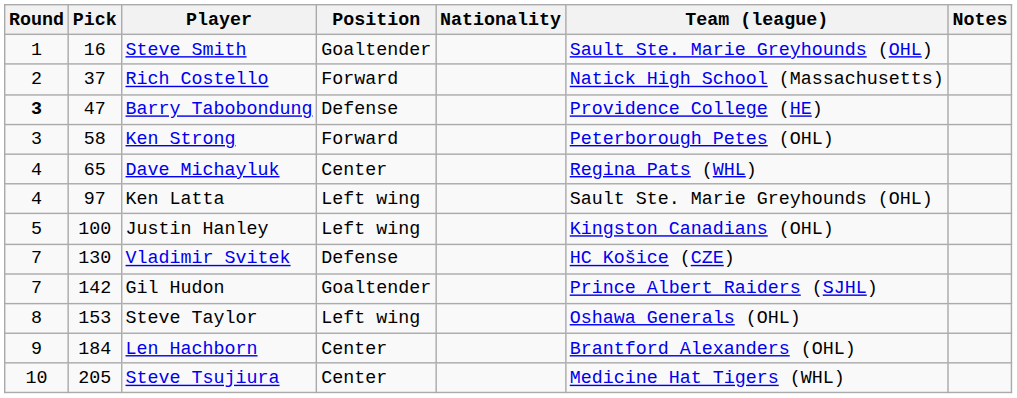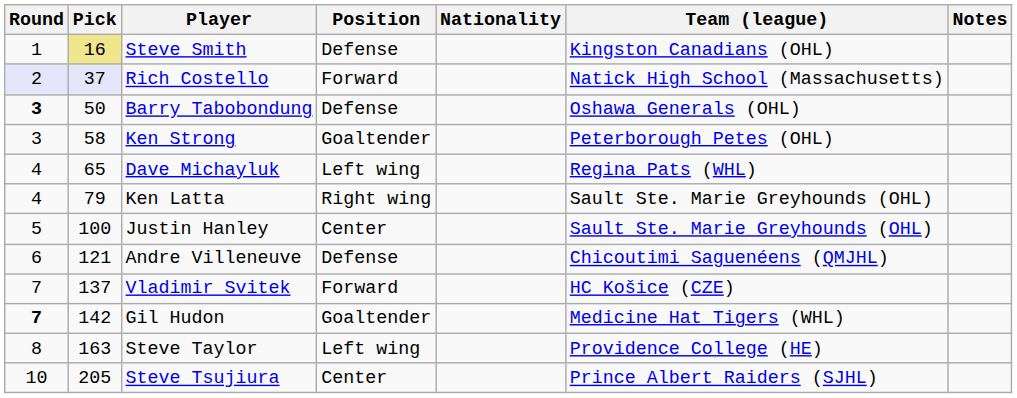(95, 50) no background -> (95, 50) khaki background
(376, 50) Goaltender -> (360, 50) Defense
(751, 50) Sault Ste. Marie Greyhounds (OHL) -> (702, 50) Kingston Canadians (OHL)
(37, 79) no background -> (37, 79) lavender background
(95, 79) no background -> (95, 79) lavender background
(95, 109) 47 -> (95, 109) 50
(696, 109) Providence College (HE) -> (685, 109) Oshawa Generals (OHL)
(360, 139) Forward -> (376, 139) Goaltender
(354, 169) Center -> (371, 169) Left wing
(95, 199) 97 -> (95, 199) 79
(371, 199) Left wing -> (376, 199) Right wing
(371, 229) Left wing -> (354, 229) Center
(702, 229) Kingston Canadians (OHL) -> (751, 229) Sault Ste. Marie Greyhounds (OHL)
+ row: (214, 259)
(95, 259) 130 -> (95, 289) 137
(360, 259) Defense -> (360, 289) Forward
(37, 289) normal -> (37, 318) bold
(724, 289) Prince Albert Raiders (SJHL) -> (707, 318) Medicine Hat Tigers (WHL)
(95, 318) 153 -> (95, 348) 163
(685, 318) Oshawa Generals (OHL) -> (696, 348) Providence College (HE)
- row: (192, 348)
(707, 378) Medicine Hat Tigers (WHL) -> (724, 378) Prince Albert Raiders (SJHL)
